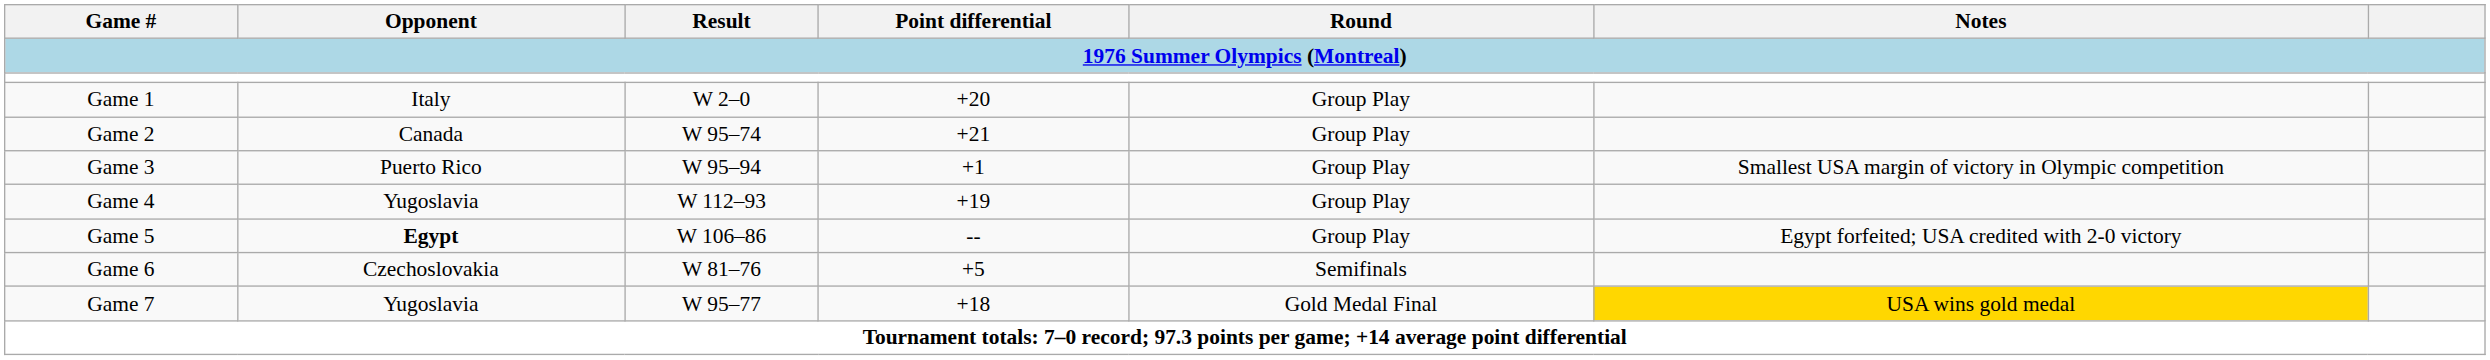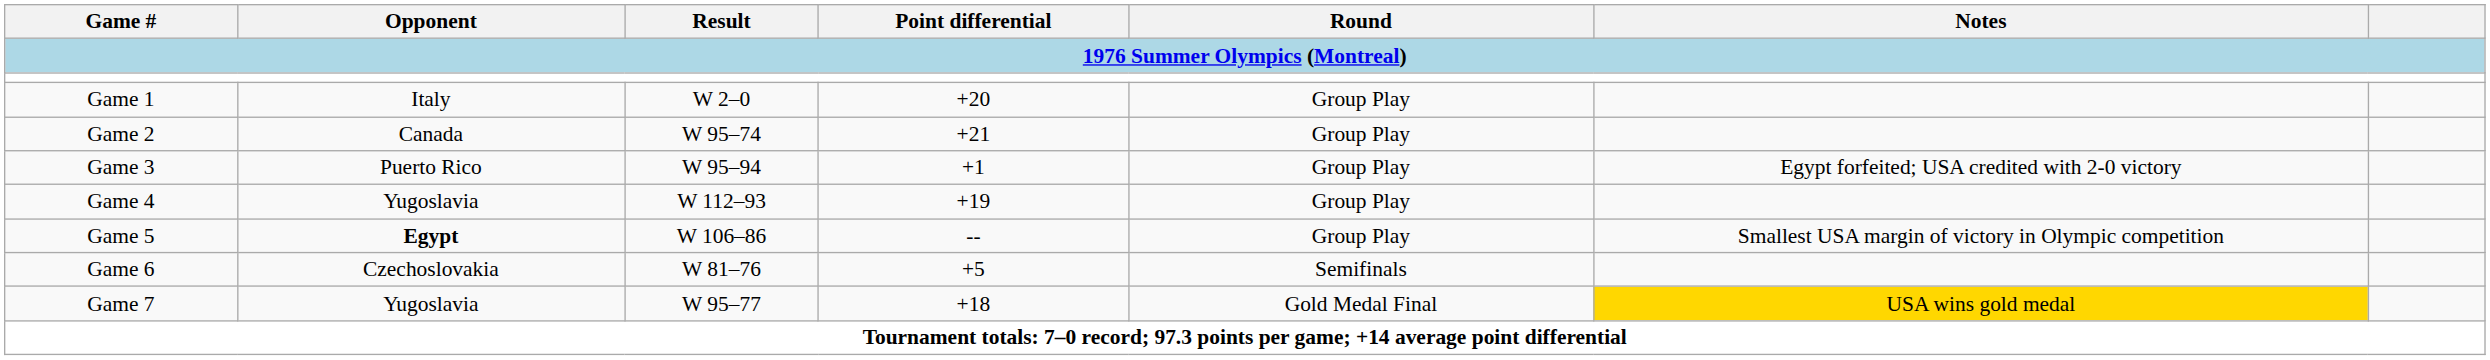(1981, 167) Smallest USA margin of victory in Olympic competition -> (1981, 167) Egypt forfeited; USA credited with 2-0 victory
(1981, 235) Egypt forfeited; USA credited with 2-0 victory -> (1981, 235) Smallest USA margin of victory in Olympic competition
